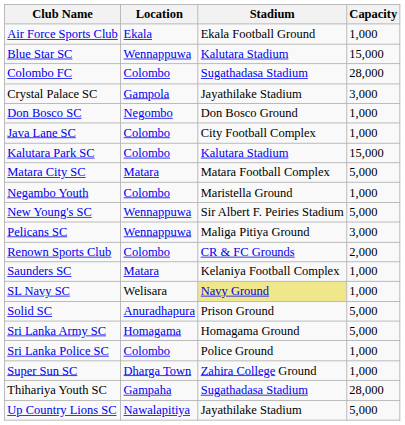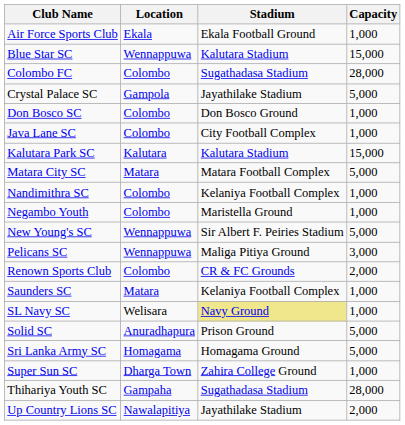(363, 93) 3,000 -> (363, 93) 5,000
(148, 113) Negombo -> (147, 113) Colombo
(147, 152) Colombo -> (145, 152) Kalutara
+ row: (48, 192)
- row: (58, 350)
(363, 410) 5,000 -> (363, 410) 2,000
